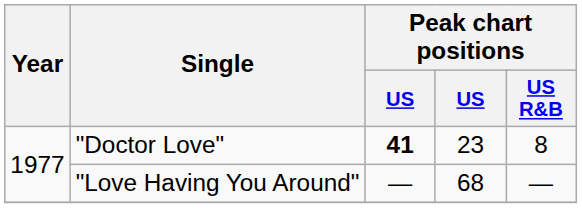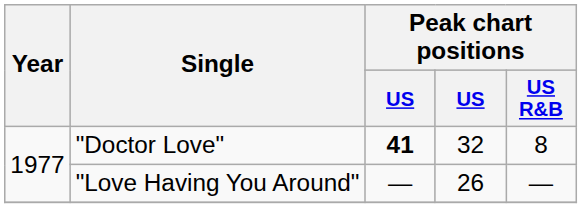(471, 144) 23 -> (471, 144) 32
(471, 183) 68 -> (471, 183) 26
